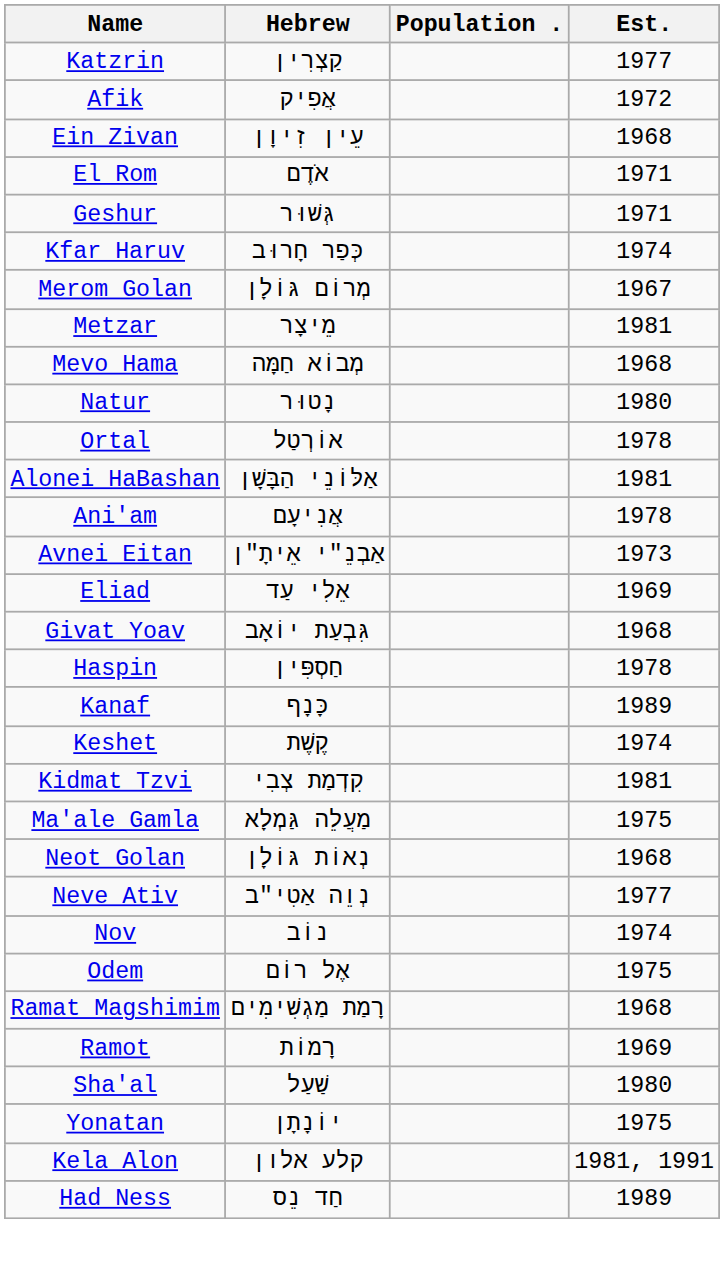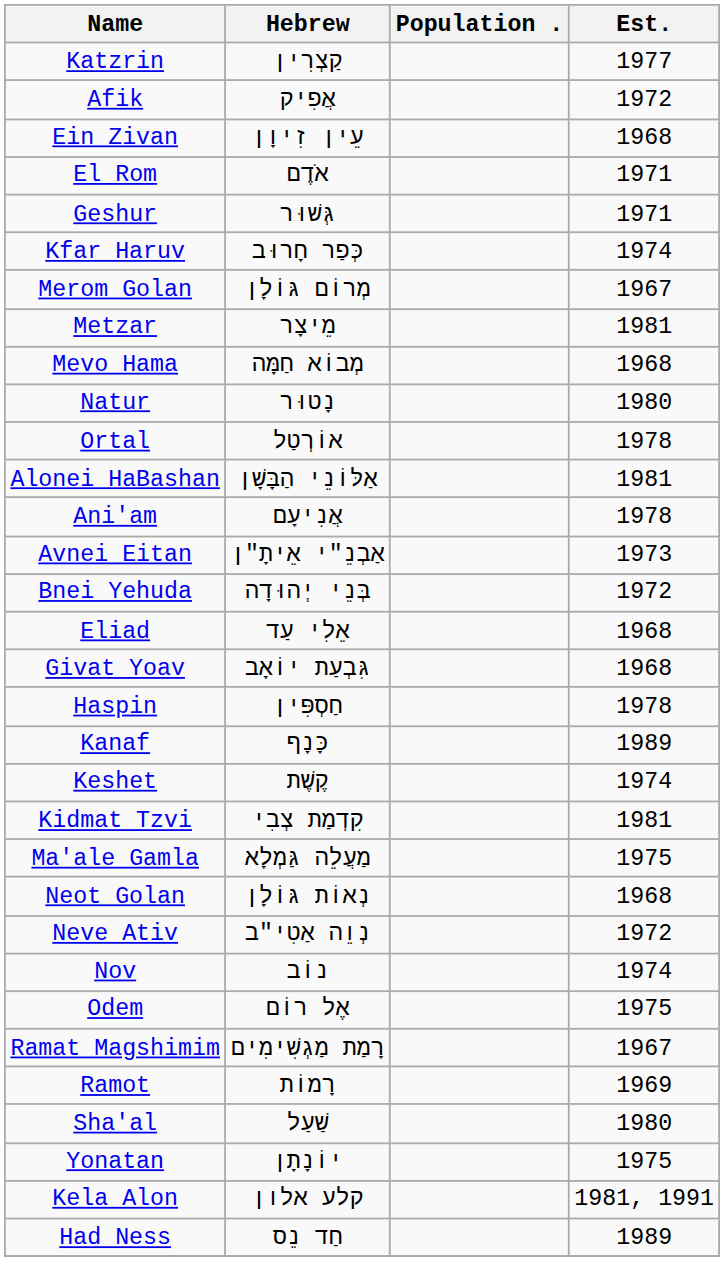+ row: (115, 593)
(644, 593) 1969 -> (644, 631) 1968
(644, 896) 1977 -> (644, 934) 1972
(644, 1010) 1968 -> (644, 1048) 1967
